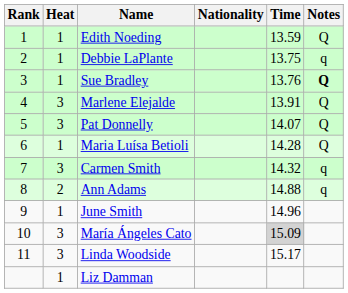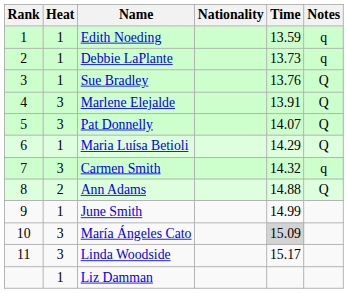(324, 37) Q -> (324, 37) q
(285, 59) 13.75 -> (285, 59) 13.73
(324, 80) bold -> (324, 80) normal
(285, 146) 14.28 -> (285, 146) 14.29
(324, 189) q -> (324, 189) Q
(285, 211) 14.96 -> (285, 211) 14.99
